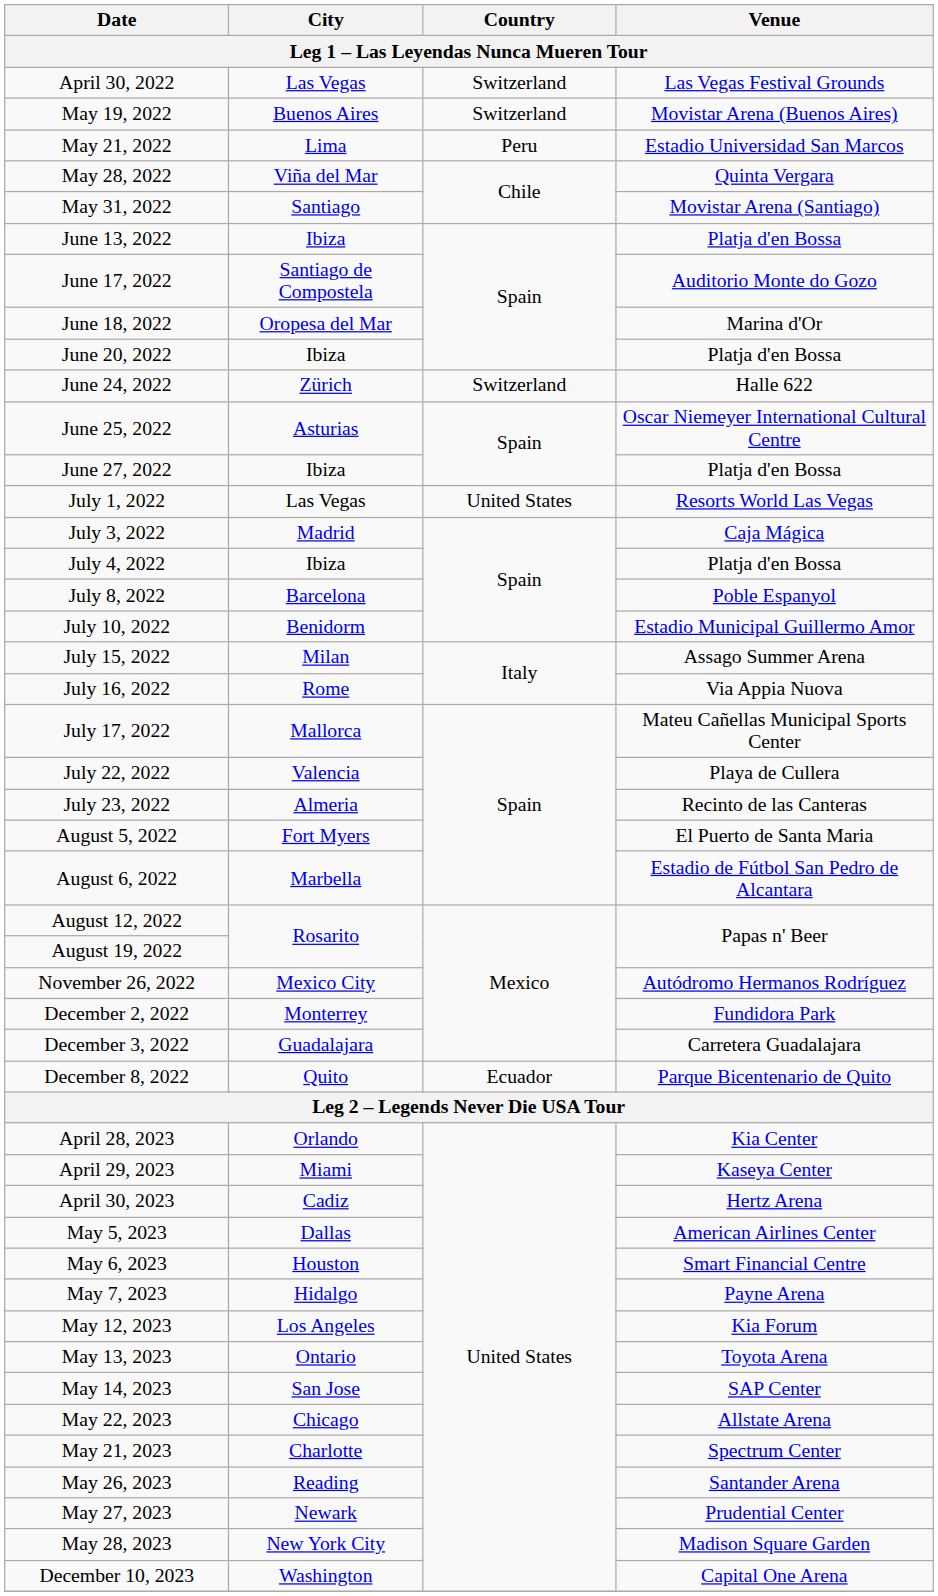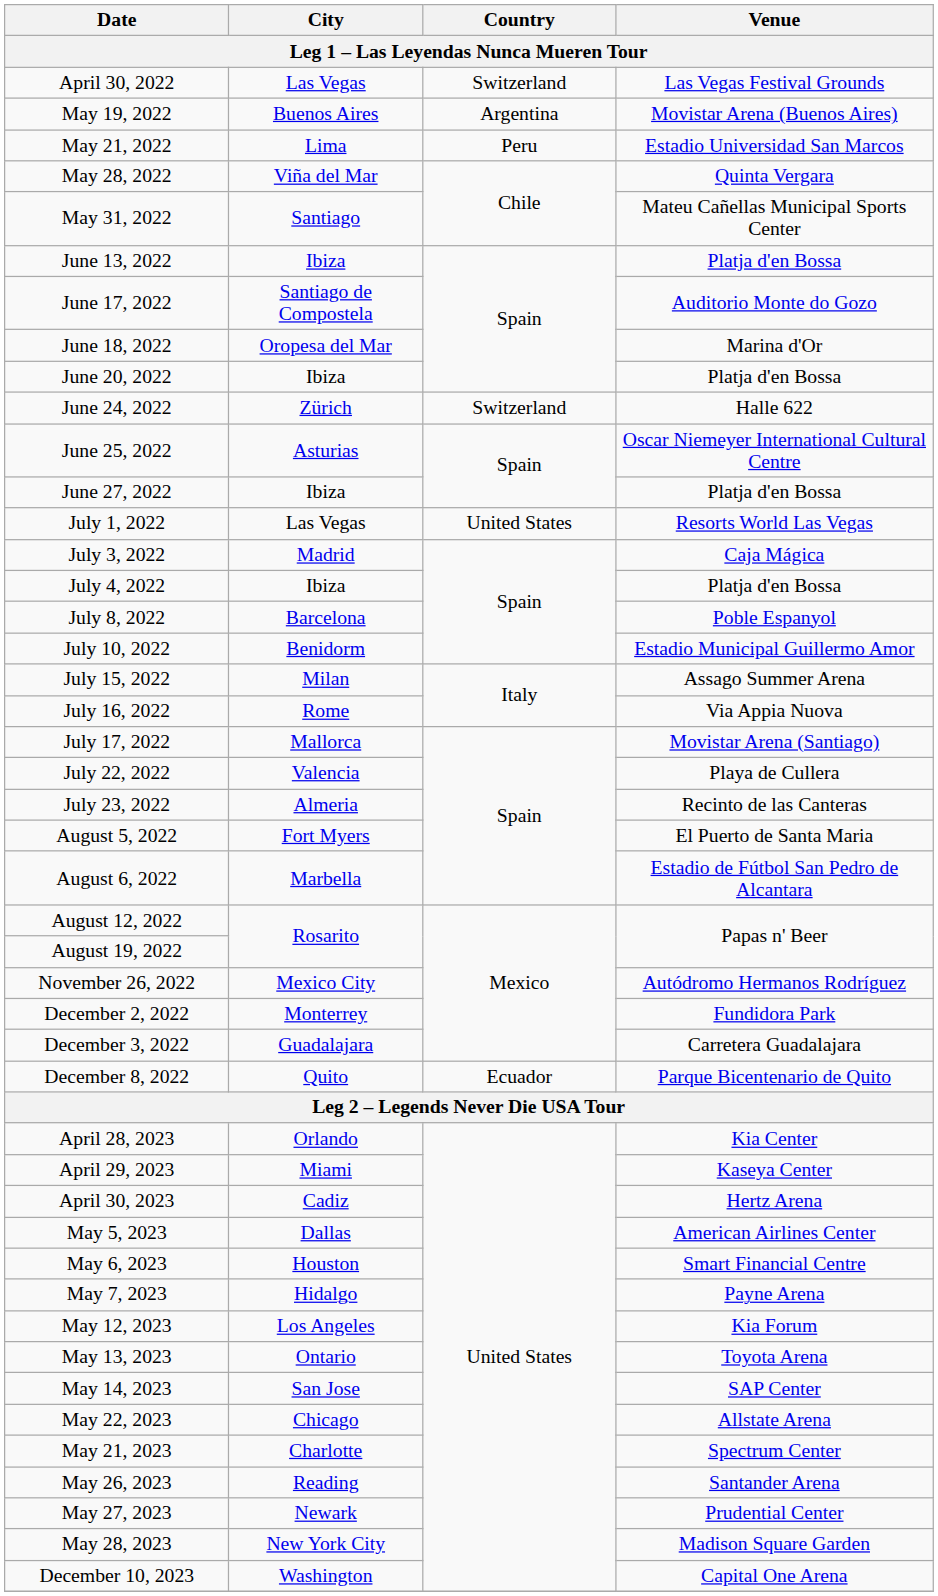(519, 113) Switzerland -> (519, 113) Argentina
(774, 207) Movistar Arena (Santiago) -> (774, 218) Mateu Cañellas Municipal Sports Center
(774, 730) Mateu Cañellas Municipal Sports Center -> (774, 741) Movistar Arena (Santiago)
